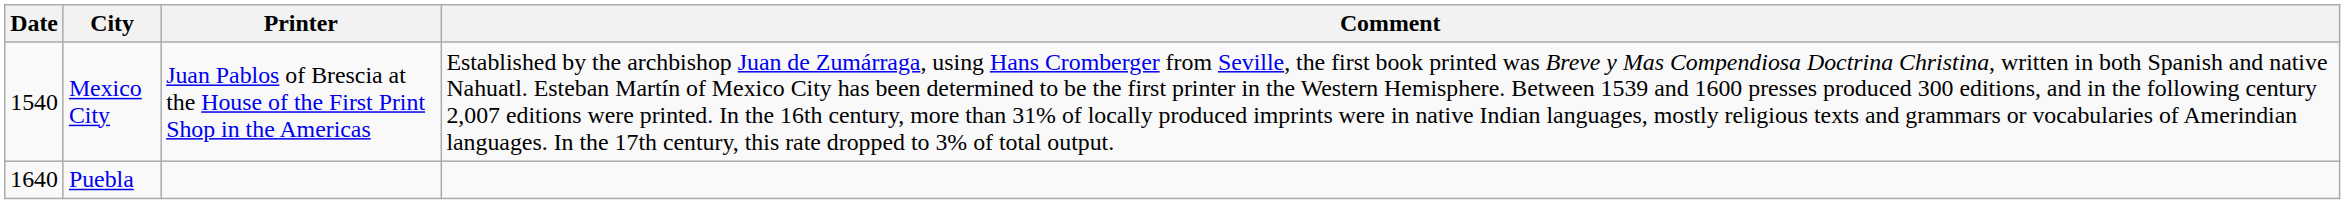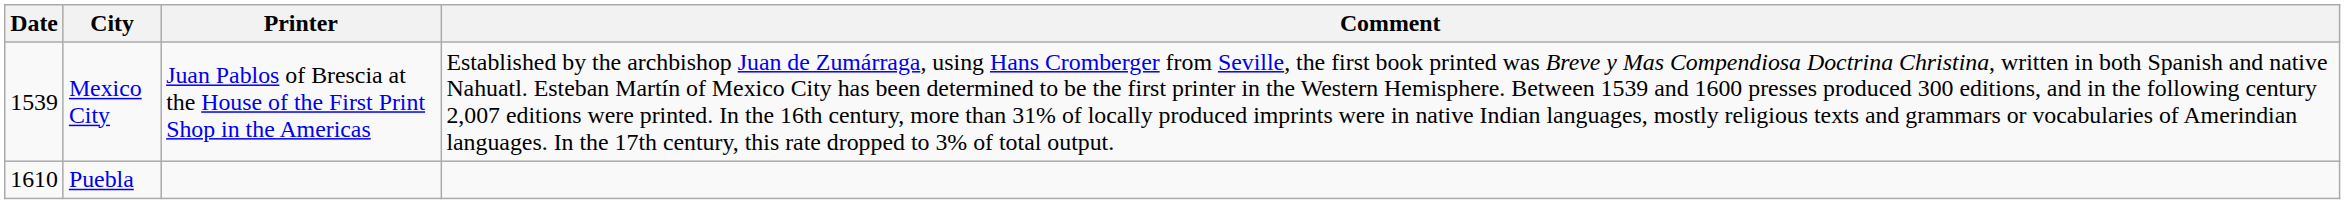(34, 101) 1540 -> (34, 101) 1539
(34, 179) 1640 -> (34, 179) 1610
